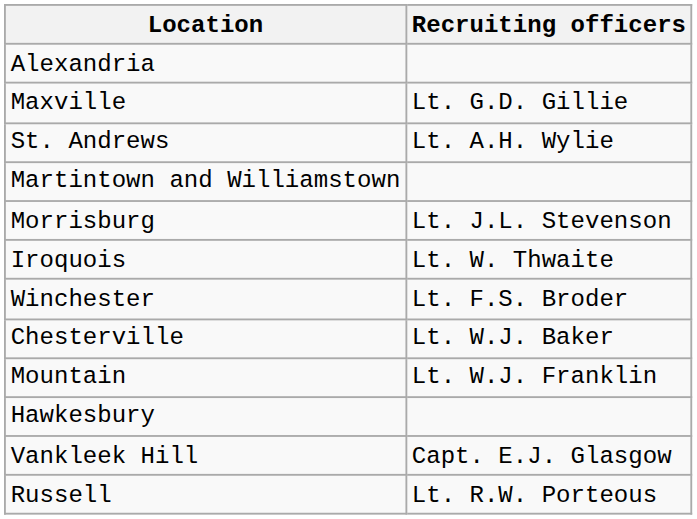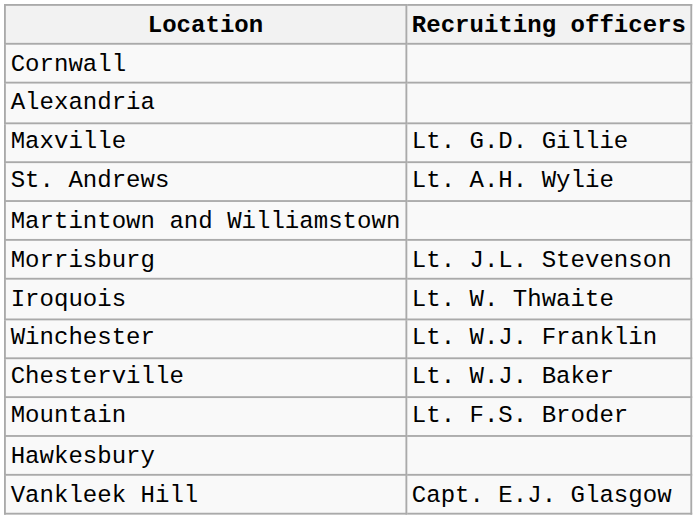+ row: (68, 64)
(520, 299) Lt. F.S. Broder -> (534, 338) Lt. W.J. Franklin
(534, 377) Lt. W.J. Franklin -> (520, 416) Lt. F.S. Broder
- row: (61, 495)
